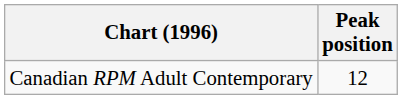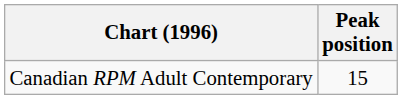(358, 77) 12 -> (358, 77) 15
